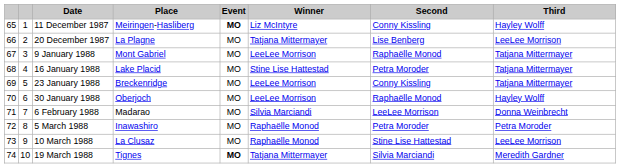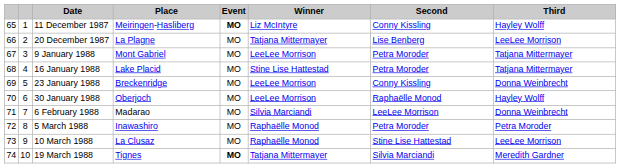(407, 54) Raphaëlle Monod -> (401, 54) Petra Moroder
(534, 83) Tatjana Mittermayer -> (531, 83) Donna Weinbrecht
